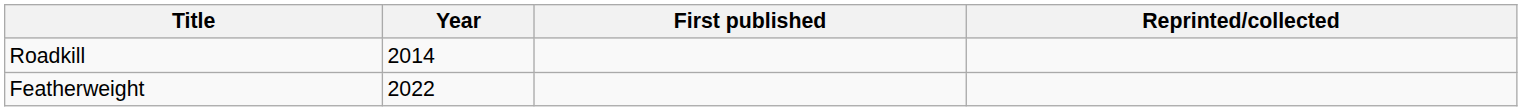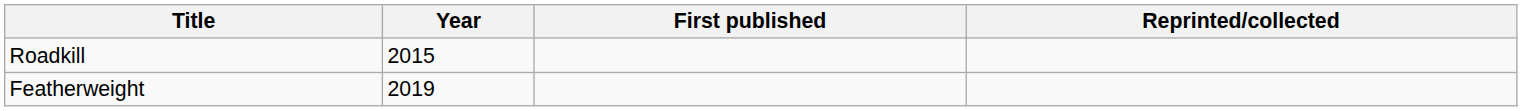(411, 55) 2014 -> (411, 55) 2015
(411, 88) 2022 -> (411, 88) 2019
